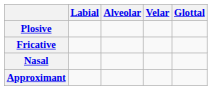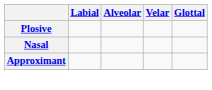- row: (36, 45)
